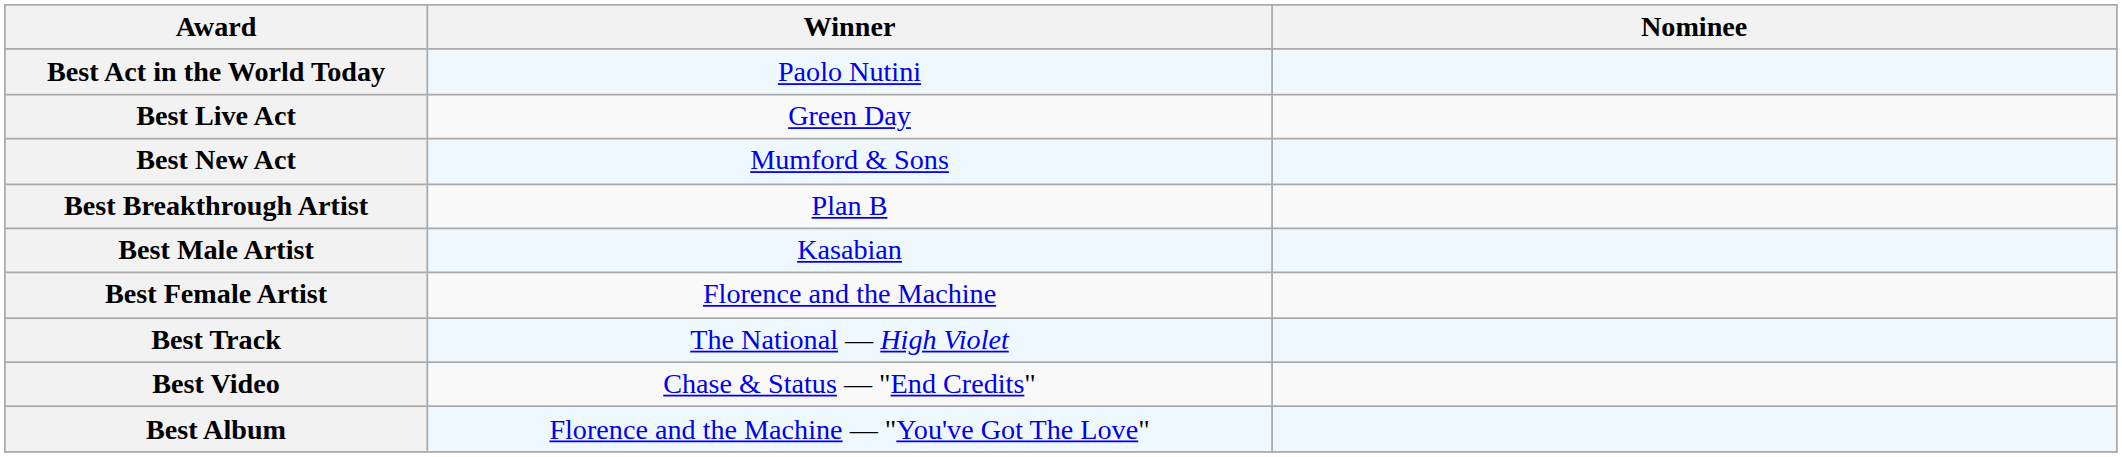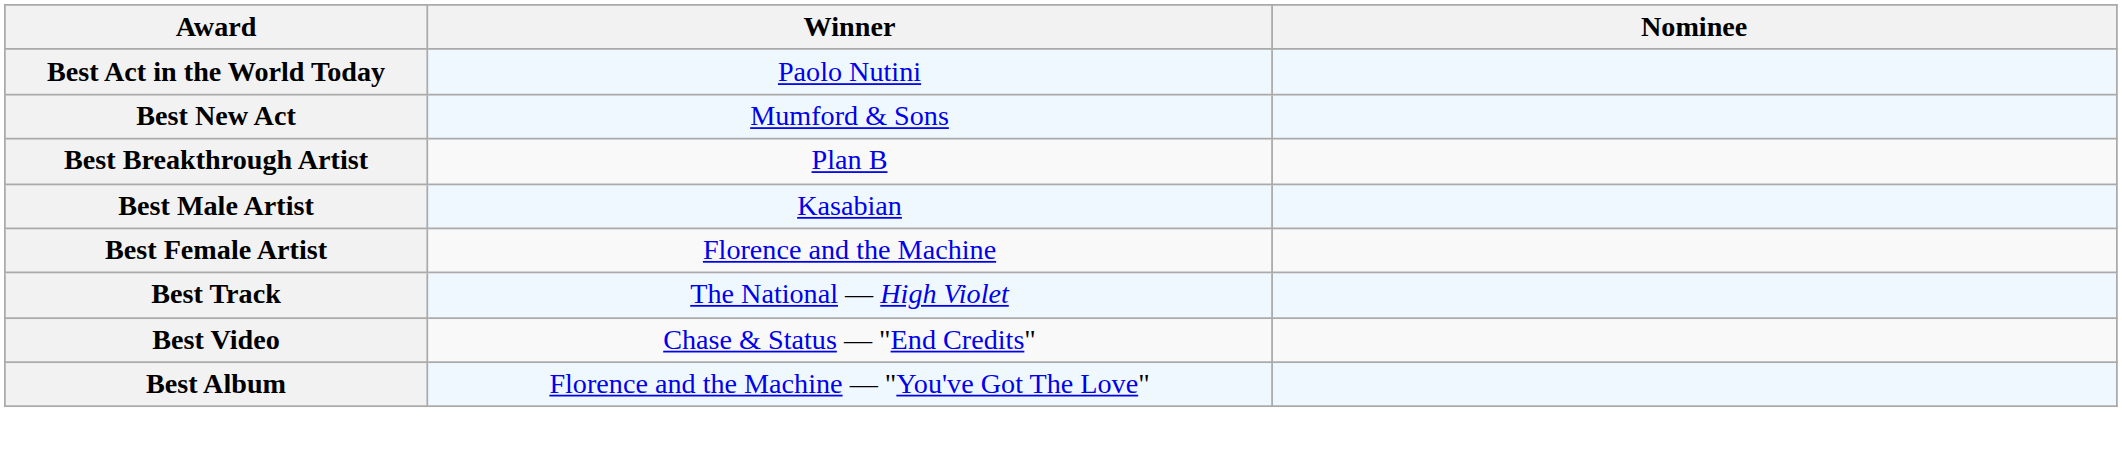- row: (216, 116)
